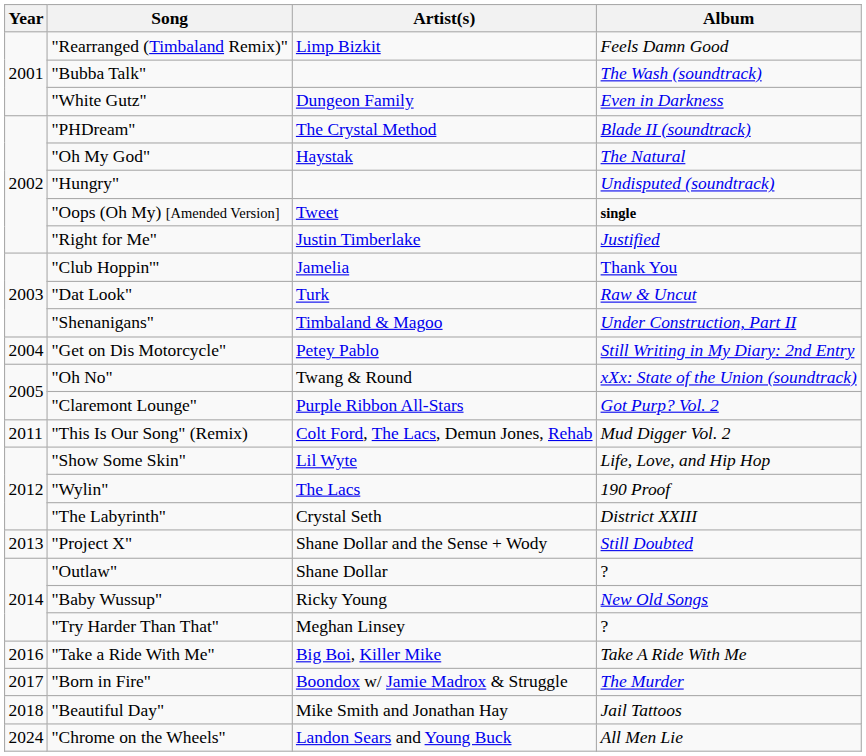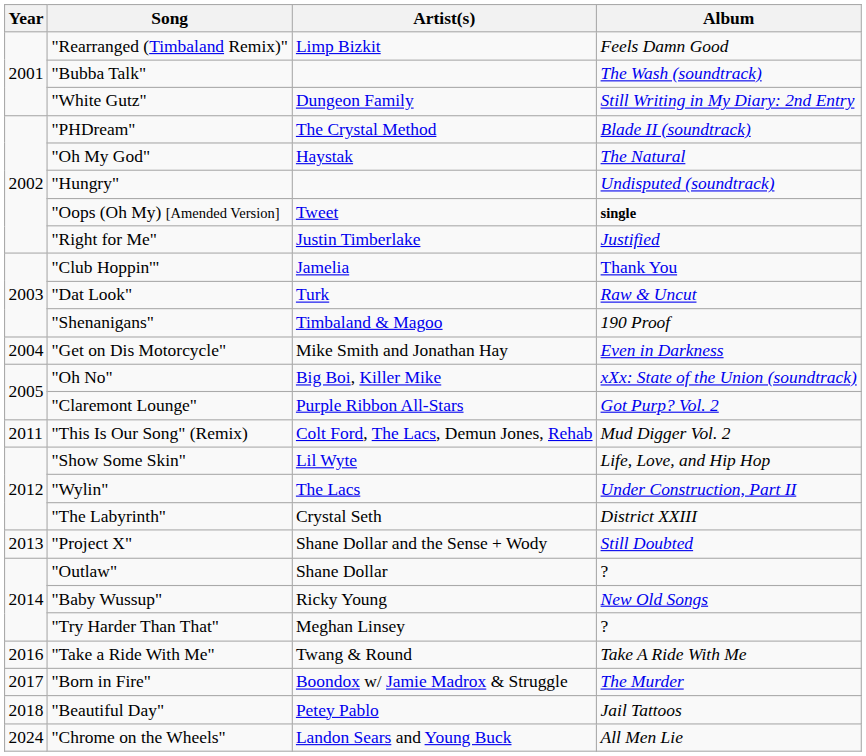(662, 101) Even in Darkness -> (727, 101) Still Writing in My Diary: 2nd Entry
(698, 322) Under Construction, Part II -> (635, 322) 190 Proof
(337, 350) Petey Pablo -> (402, 350) Mike Smith and Jonathan Hay
(727, 350) Still Writing in My Diary: 2nd Entry -> (662, 350) Even in Darkness
(354, 377) Twang & Round -> (369, 377) Big Boi, Killer Mike
(635, 488) 190 Proof -> (698, 488) Under Construction, Part II
(369, 654) Big Boi, Killer Mike -> (354, 654) Twang & Round
(402, 709) Mike Smith and Jonathan Hay -> (337, 709) Petey Pablo
